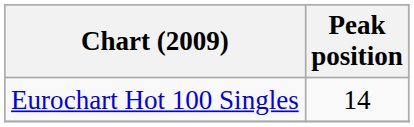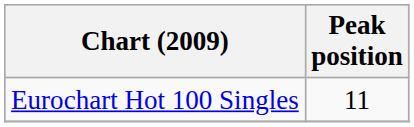(357, 99) 14 -> (357, 99) 11
